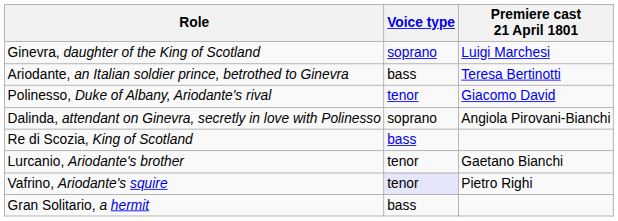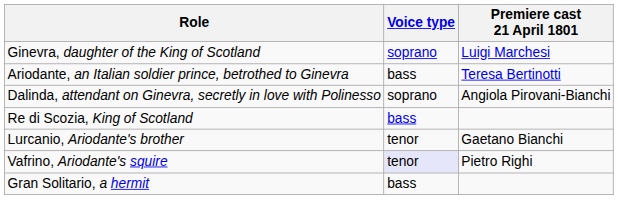- row: (139, 96)
